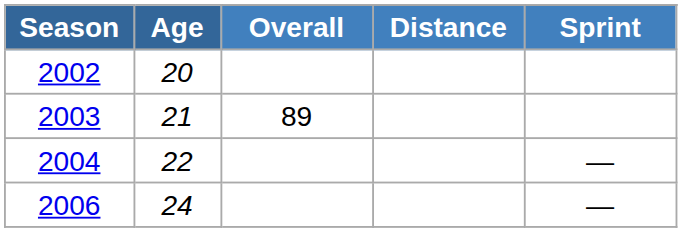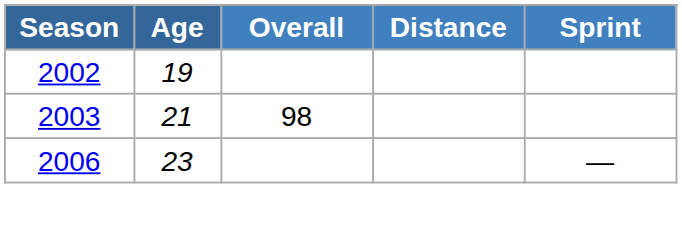(177, 72) 20 -> (177, 72) 19
(297, 116) 89 -> (297, 116) 98
- row: (69, 161)
(177, 205) 24 -> (177, 161) 23
